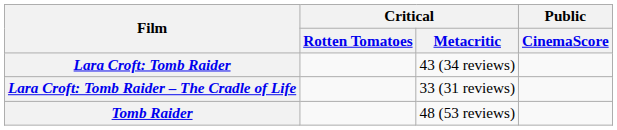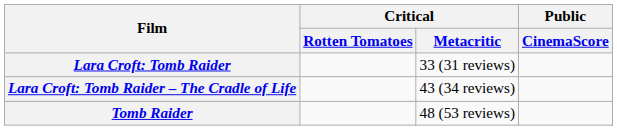(467, 64) 43 (34 reviews) -> (467, 64) 33 (31 reviews)
(467, 88) 33 (31 reviews) -> (467, 88) 43 (34 reviews)
